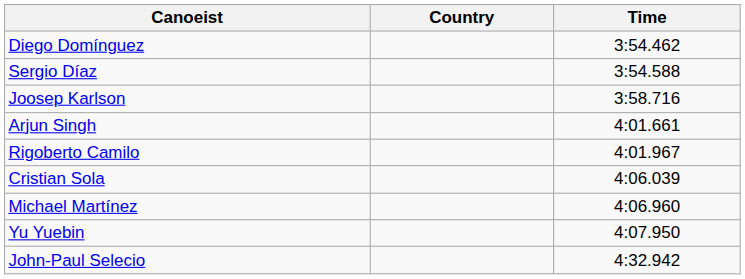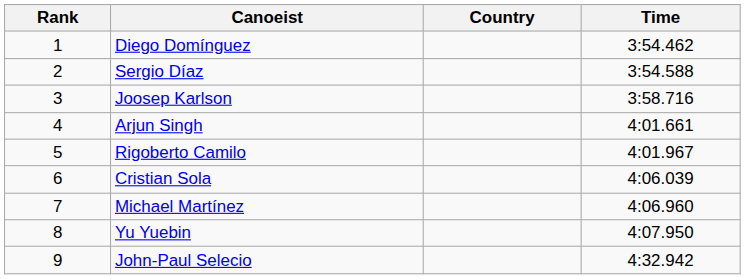+ column: (58, 17)
